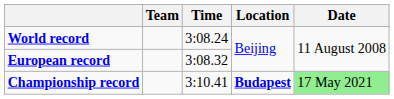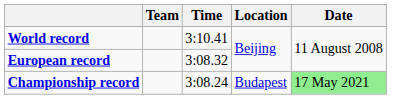(207, 37) 3:08.24 -> (207, 37) 3:10.41
(207, 82) 3:10.41 -> (207, 82) 3:08.24
(263, 82) bold -> (261, 82) normal
